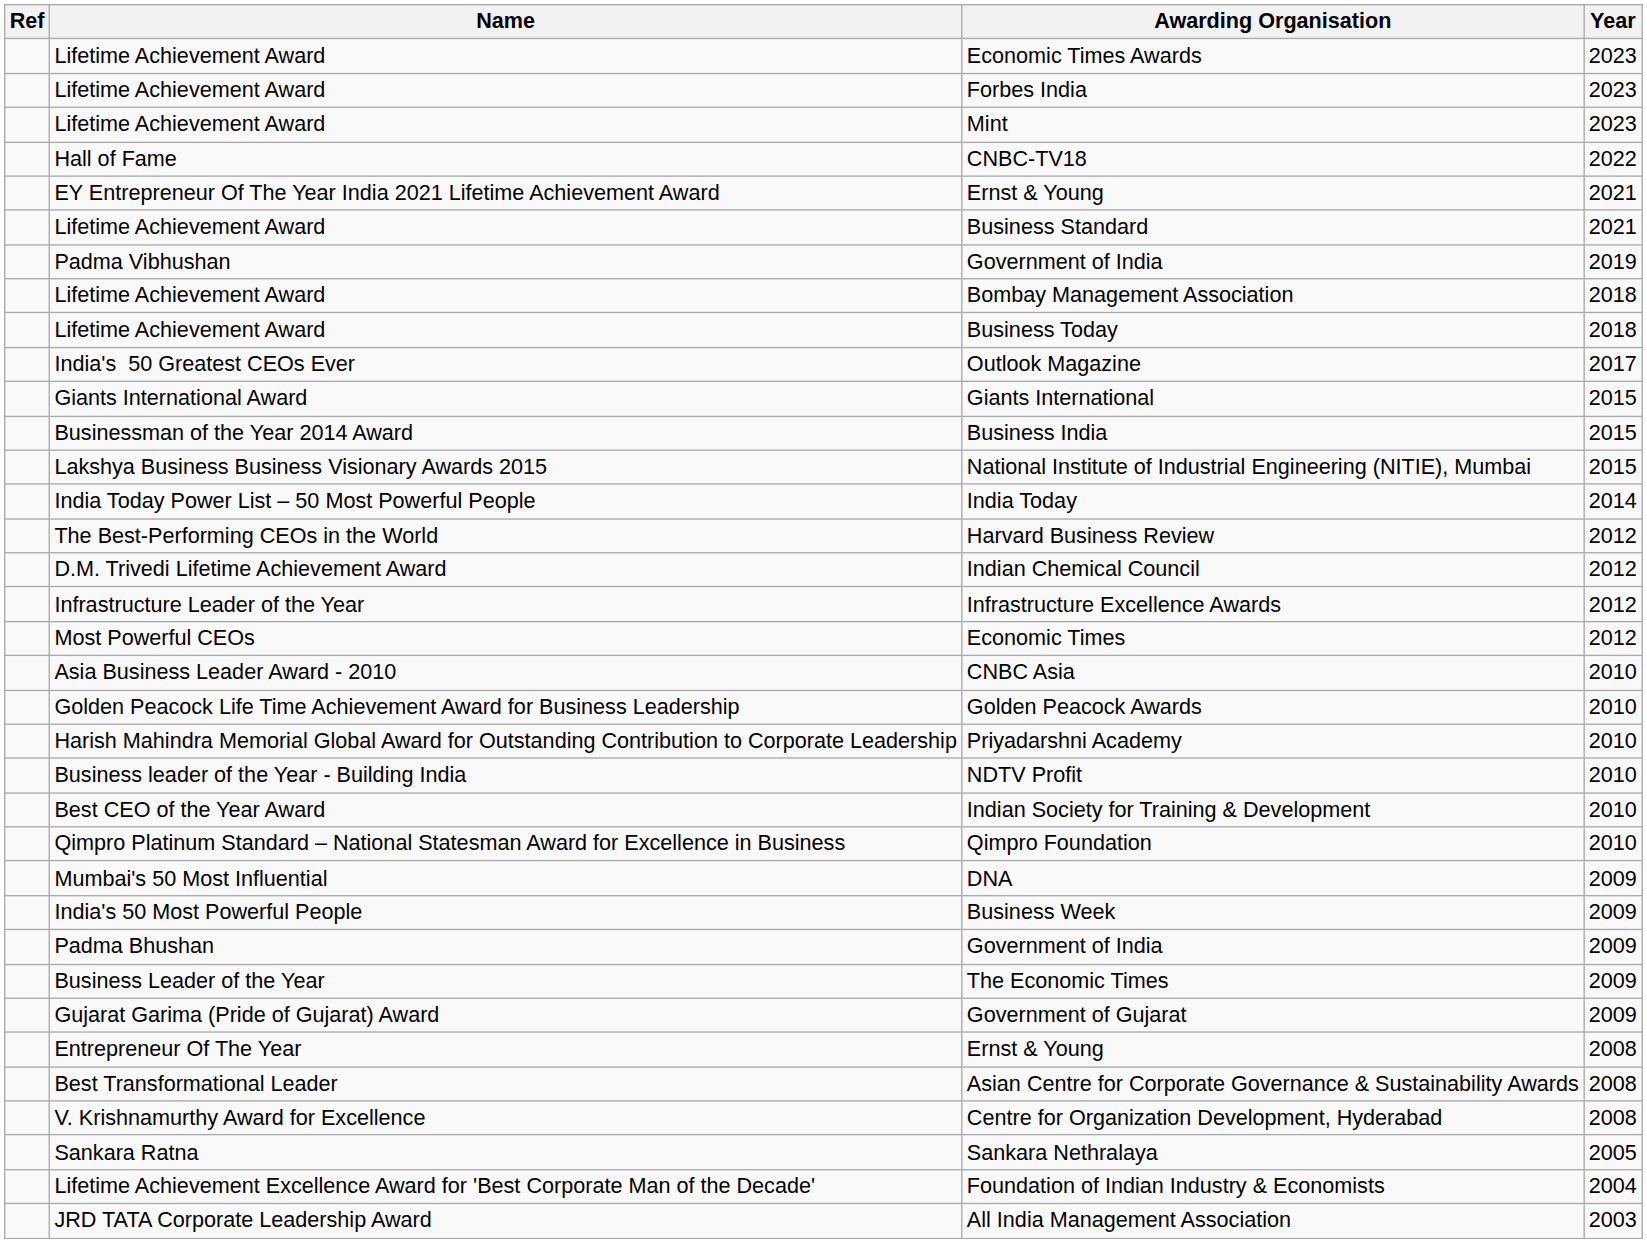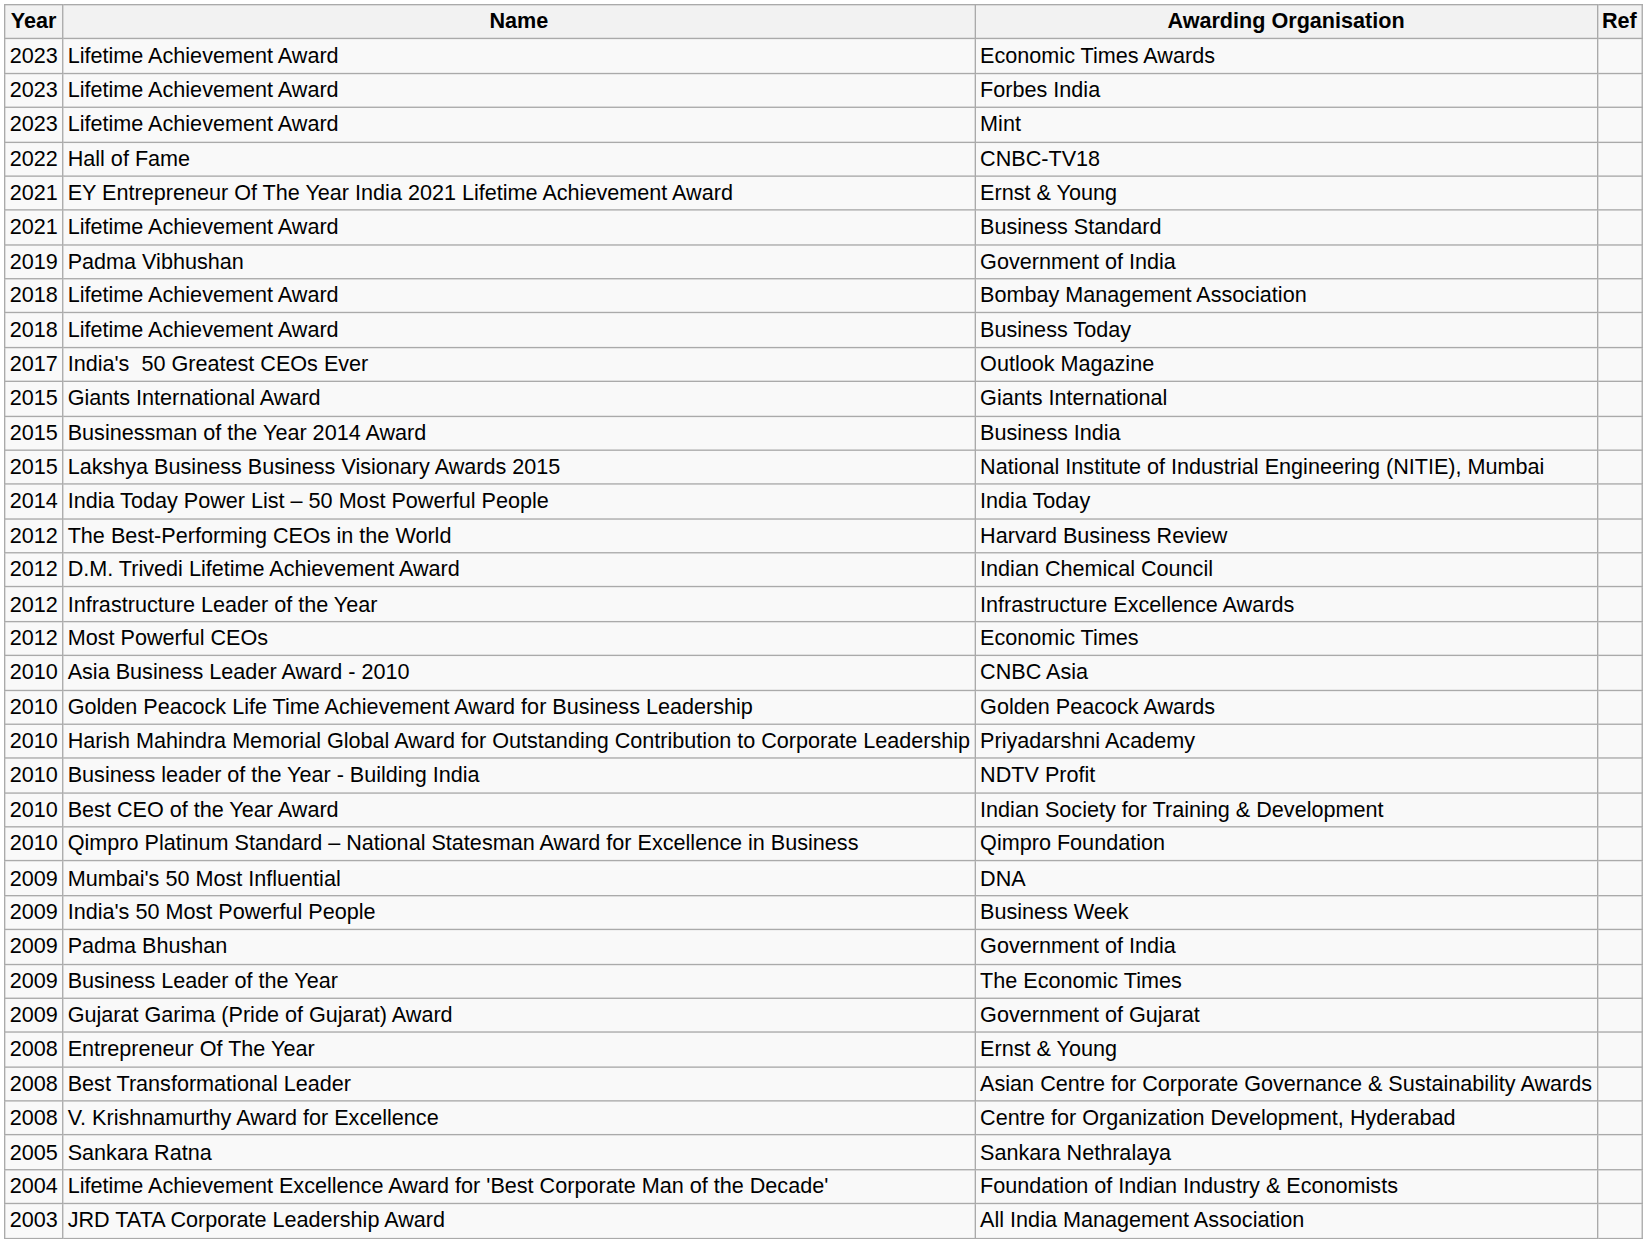columns swapped: (1613, 21) <-> (27, 21)
